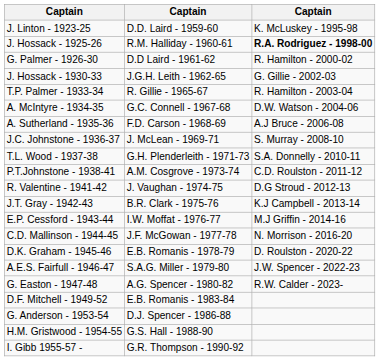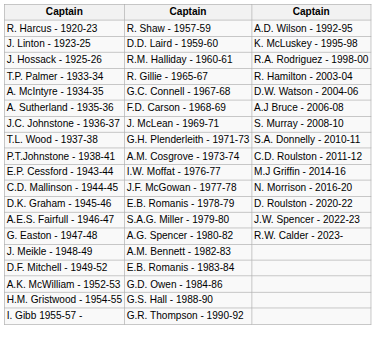+ row: (52, 28)
(313, 44) bold -> (311, 60) normal
- row: (52, 60)
- row: (54, 76)
- row: (57, 188)
- row: (50, 204)
+ row: (49, 252)
+ row: (63, 284)
- row: (58, 316)
